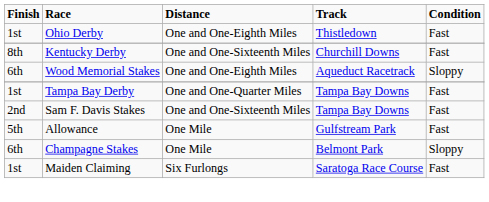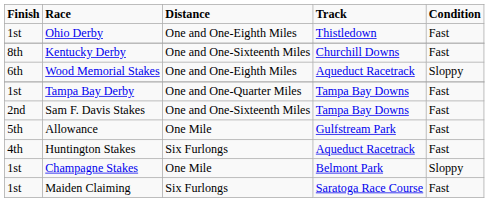+ row: (90, 149)
(15, 149) 6th -> (14, 168) 1st
